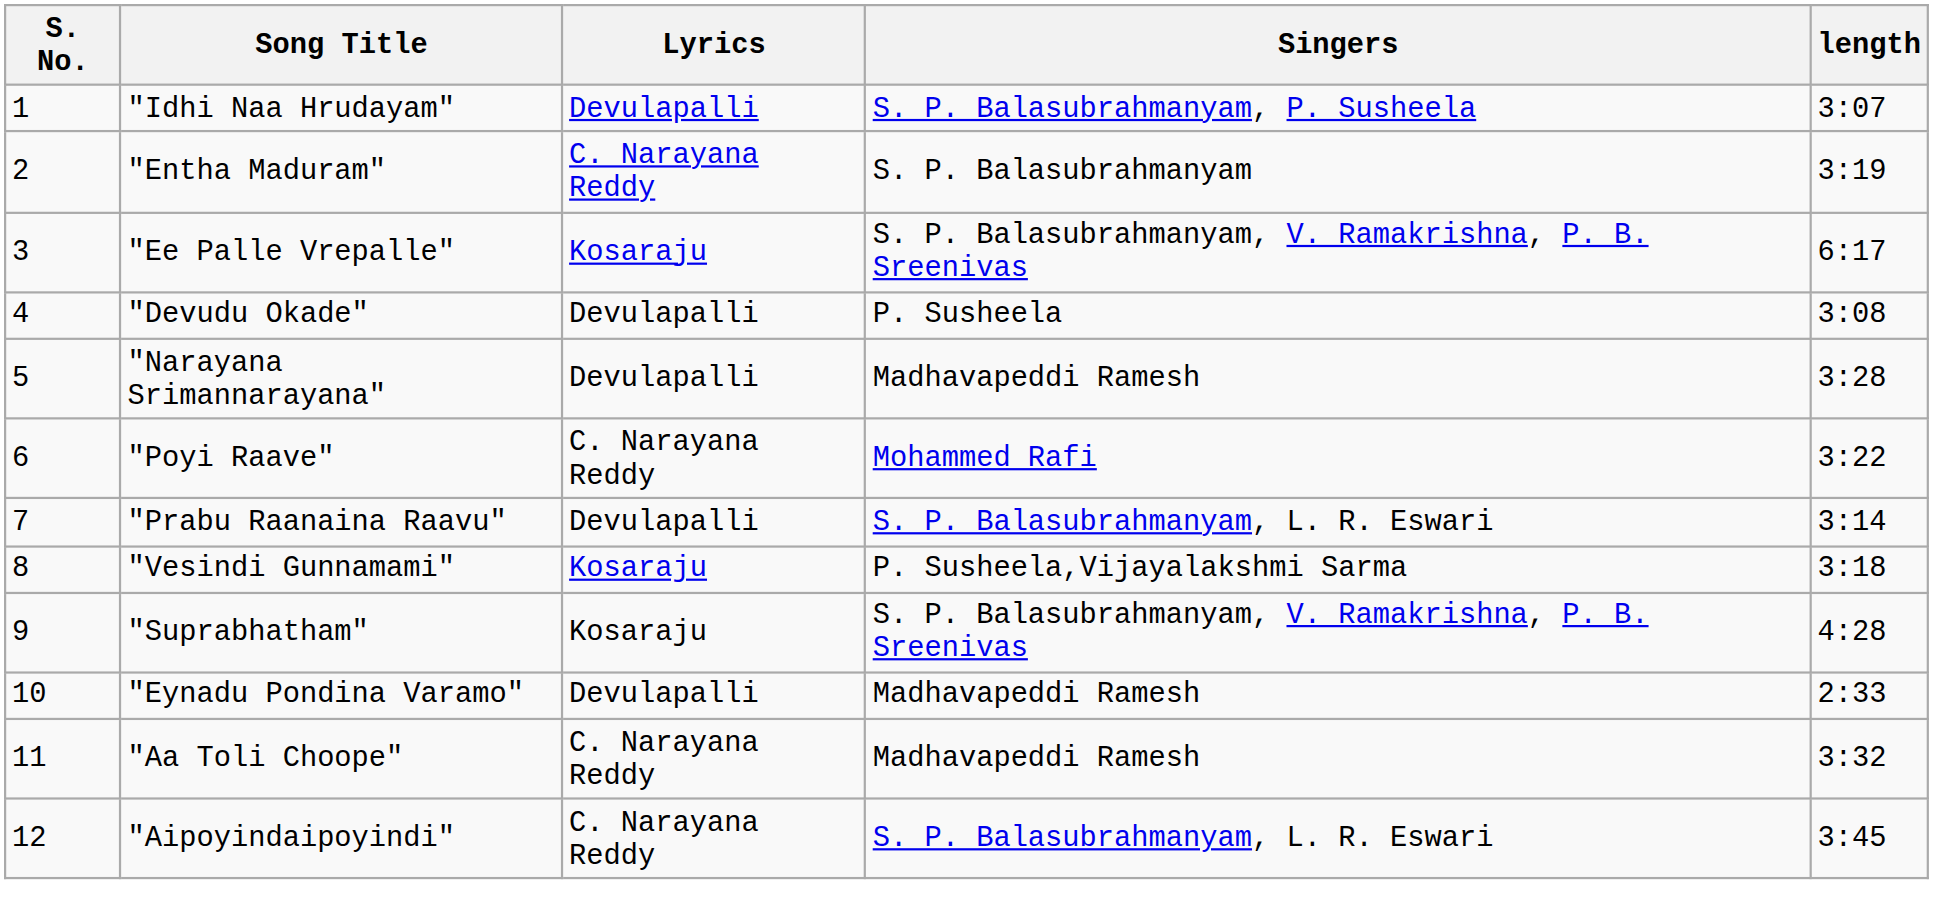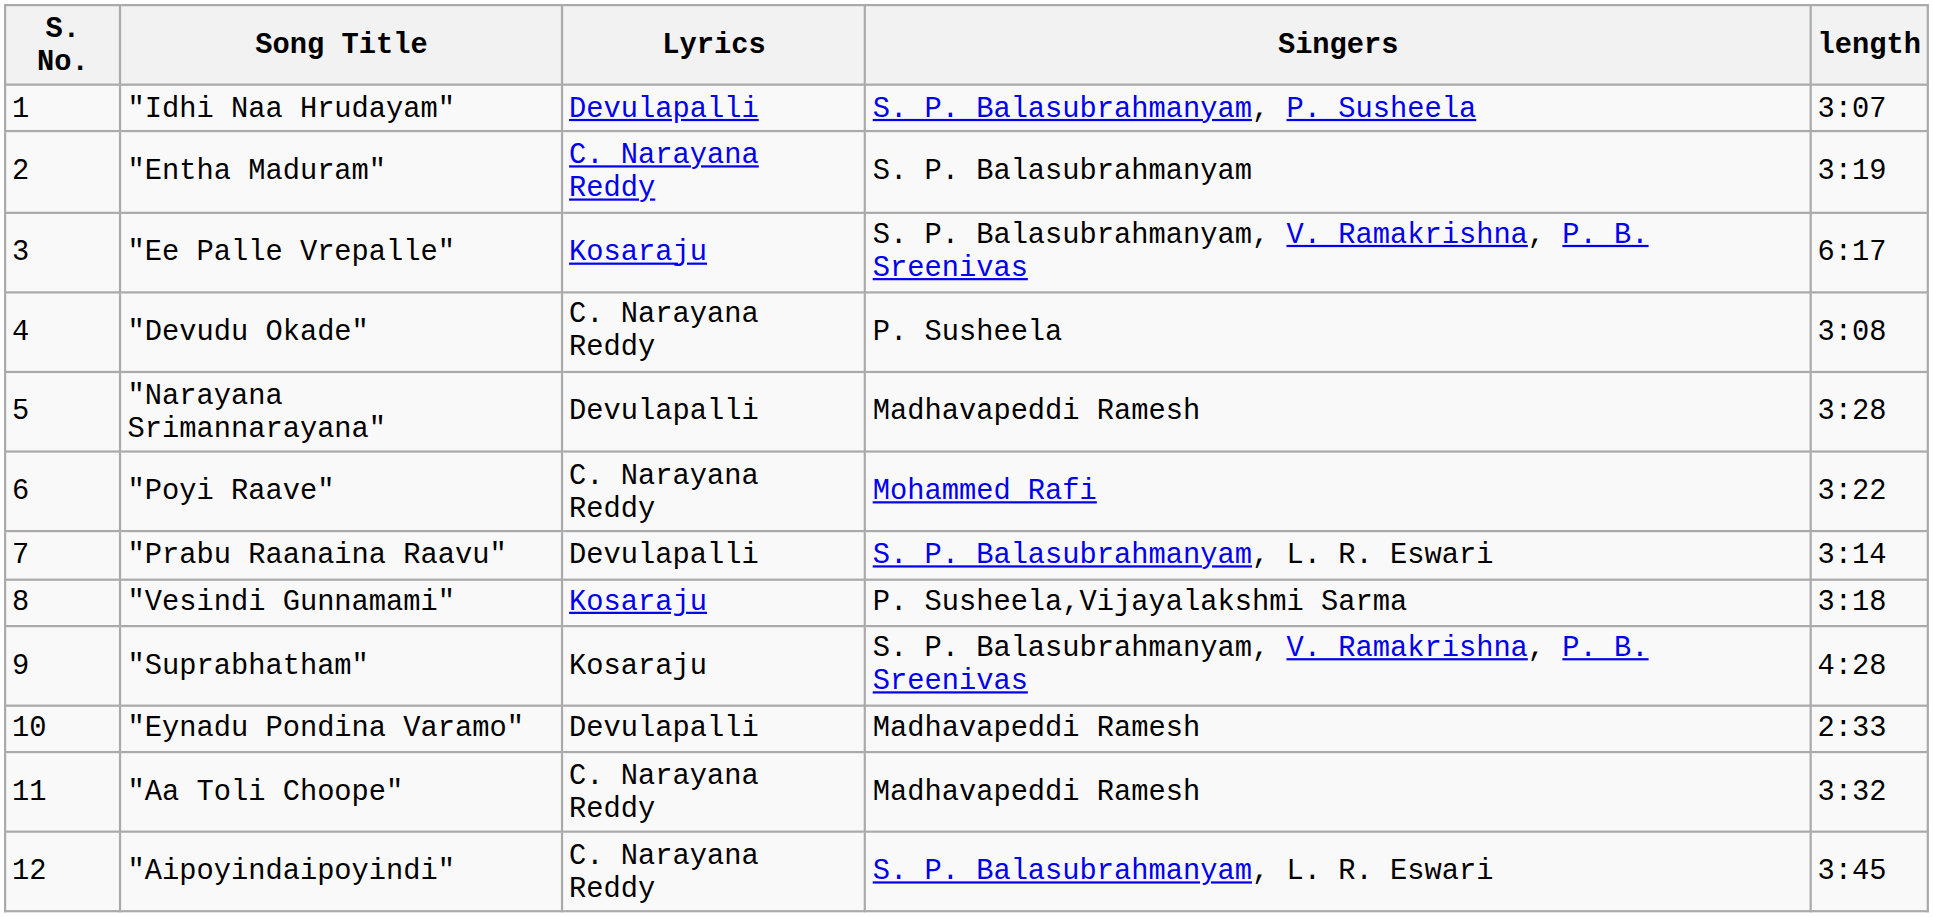(664, 315) Devulapalli -> (664, 332) C. Narayana Reddy
